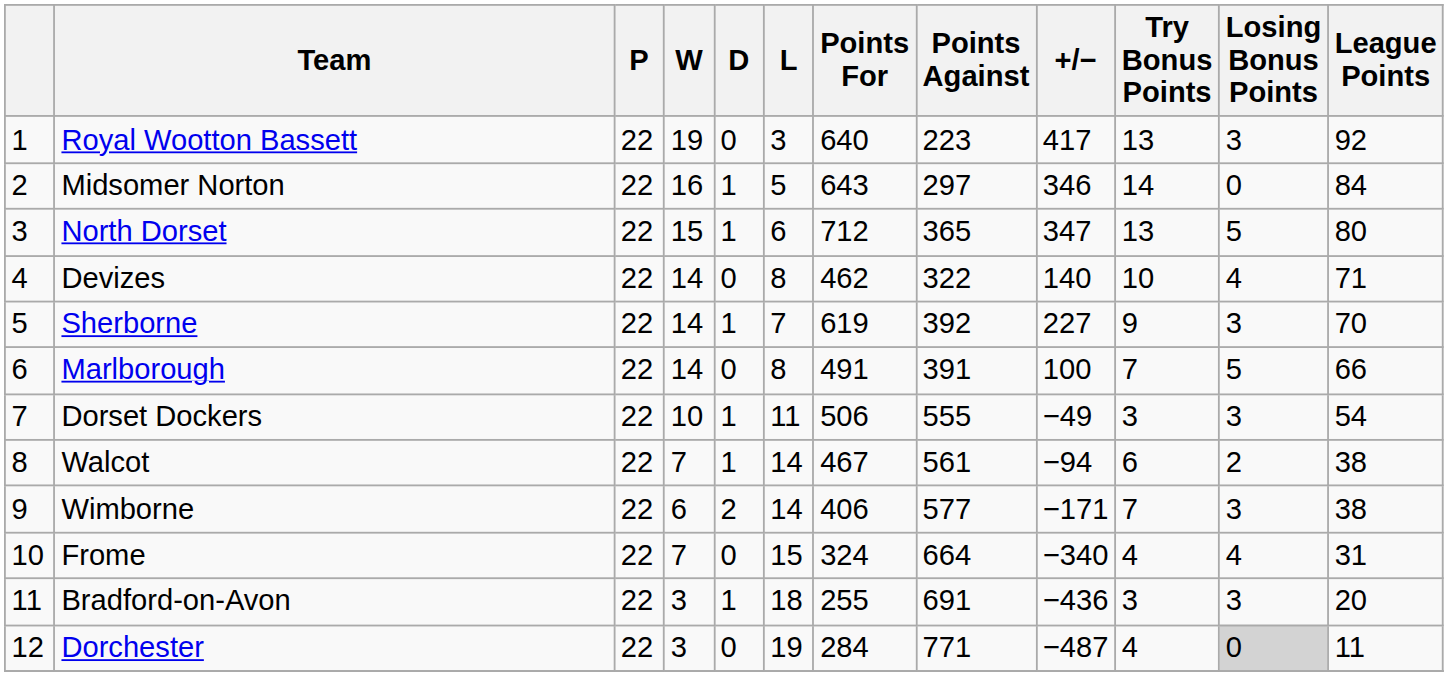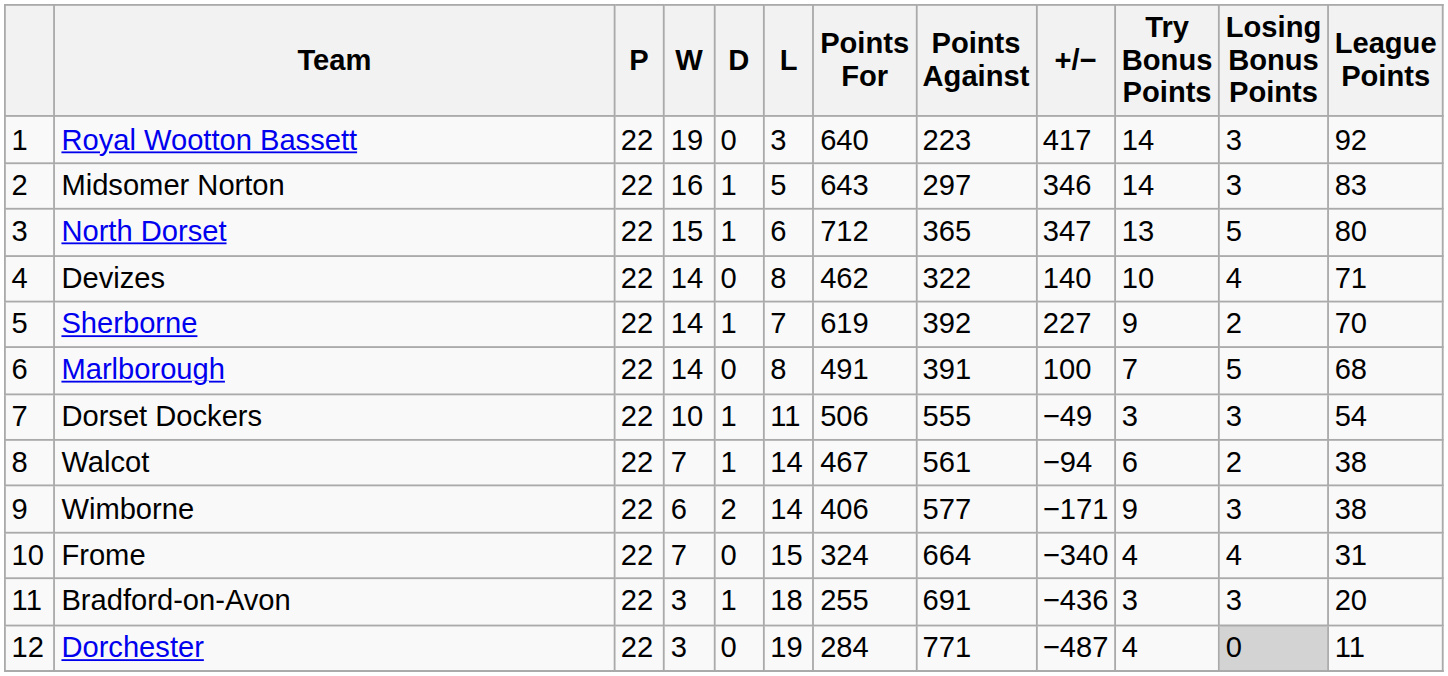(1138, 139) 13 -> (1138, 139) 14
(1234, 185) 0 -> (1234, 185) 3
(1351, 185) 84 -> (1351, 185) 83
(1234, 324) 3 -> (1234, 324) 2
(1351, 370) 66 -> (1351, 370) 68
(1130, 508) 7 -> (1130, 508) 9
